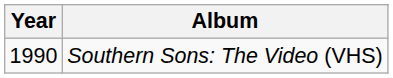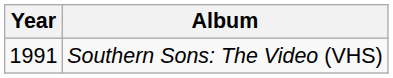(33, 55) 1990 -> (33, 55) 1991
